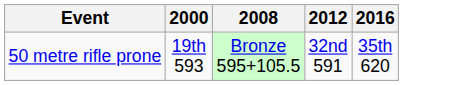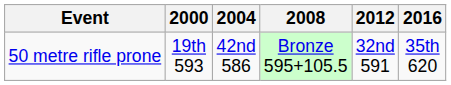+ column: (236, 18)
